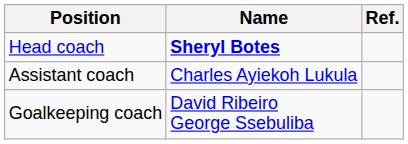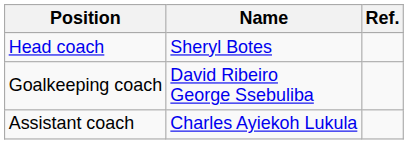(225, 47) bold -> (221, 47) normal
rows swapped: (71, 75) <-> (85, 114)
